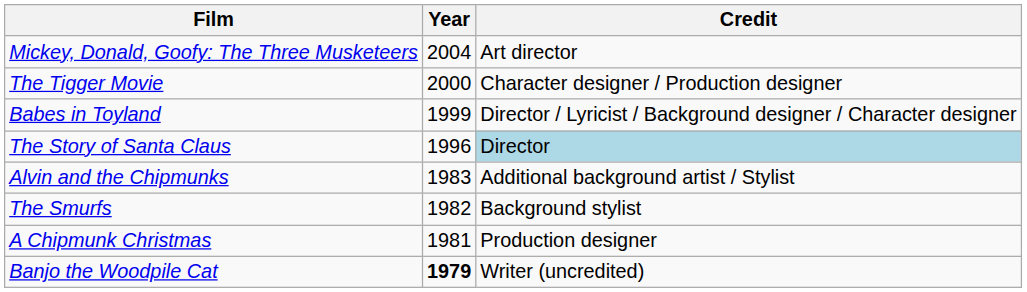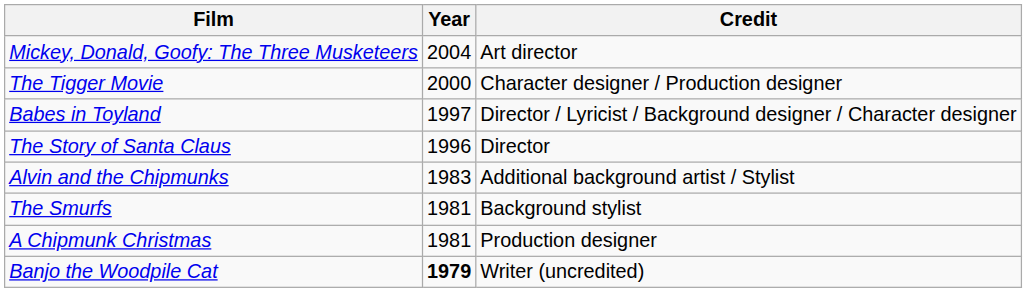(449, 114) 1999 -> (449, 114) 1997
(515, 146) lightblue background -> (515, 146) no background
(449, 209) 1982 -> (449, 209) 1981
